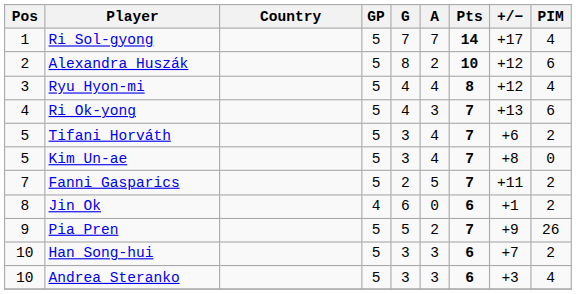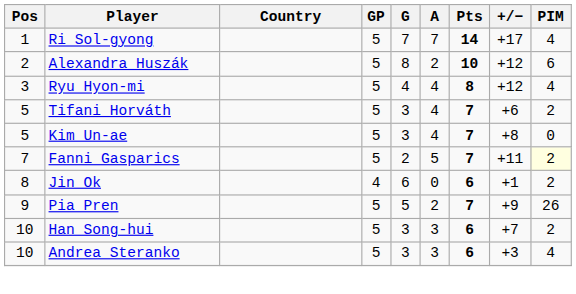- row: (92, 111)
(551, 183) no background -> (551, 159) lightyellow background
